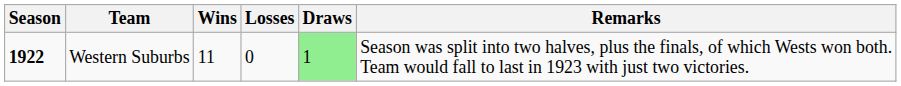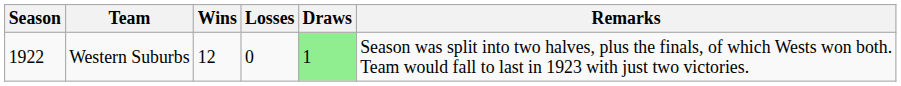(26, 56) bold -> (26, 56) normal
(206, 56) 11 -> (207, 56) 12
